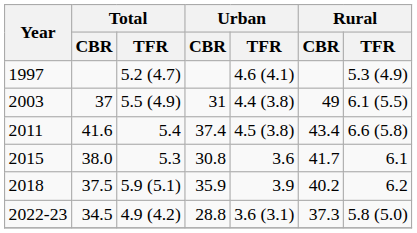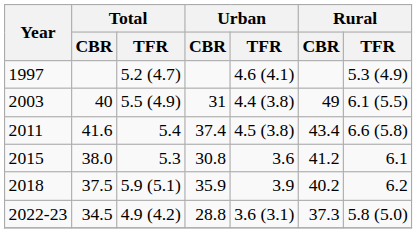(104, 102) 37 -> (104, 102) 40
(324, 158) 41.7 -> (324, 158) 41.2
